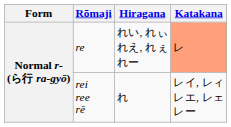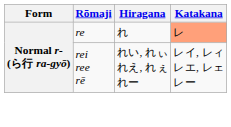(142, 47) れい, れぃ れえ, れぇ れー -> (123, 32) れ
(123, 97) れ -> (142, 67) れい, れぃ れえ, れぇ れー
